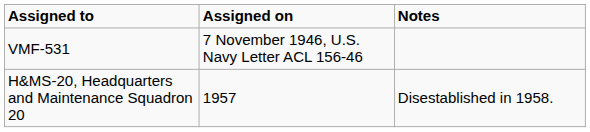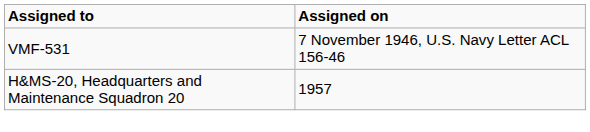- column: (419, 16)
